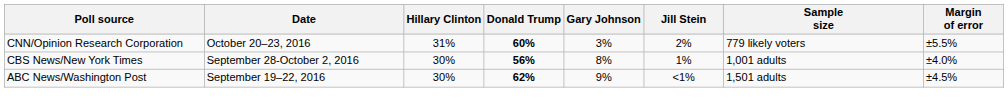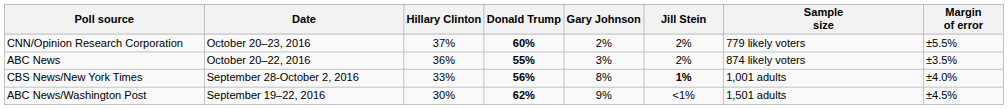(444, 43) 31% -> (444, 43) 37%
(604, 43) 3% -> (604, 43) 2%
+ row: (34, 60)
(444, 60) 30% -> (444, 78) 33%
(684, 60) normal -> (684, 78) bold
